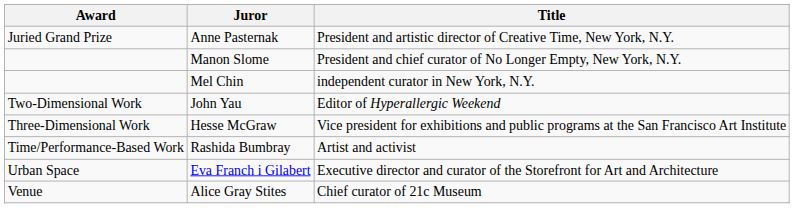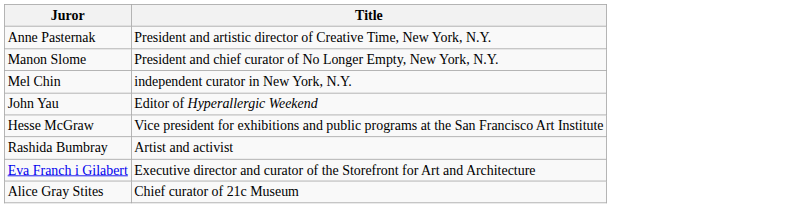- column: (96, 15)
